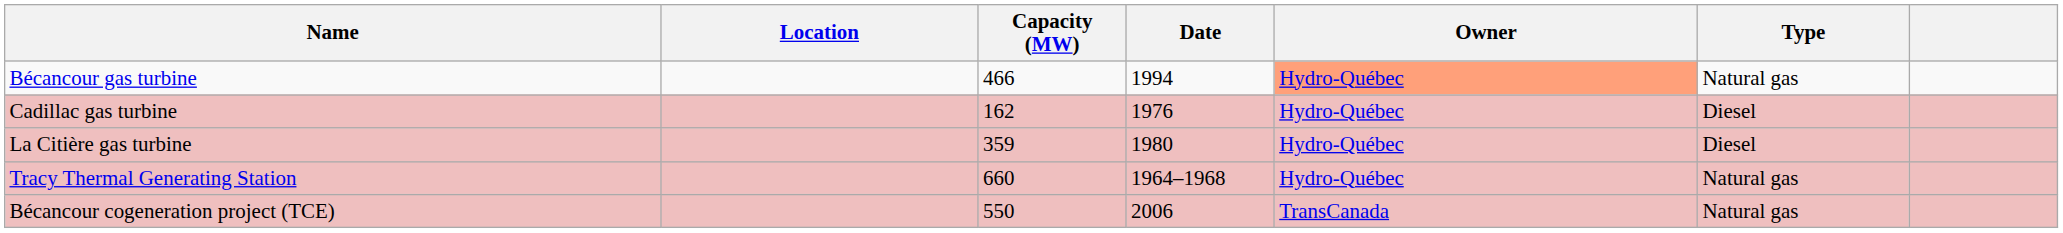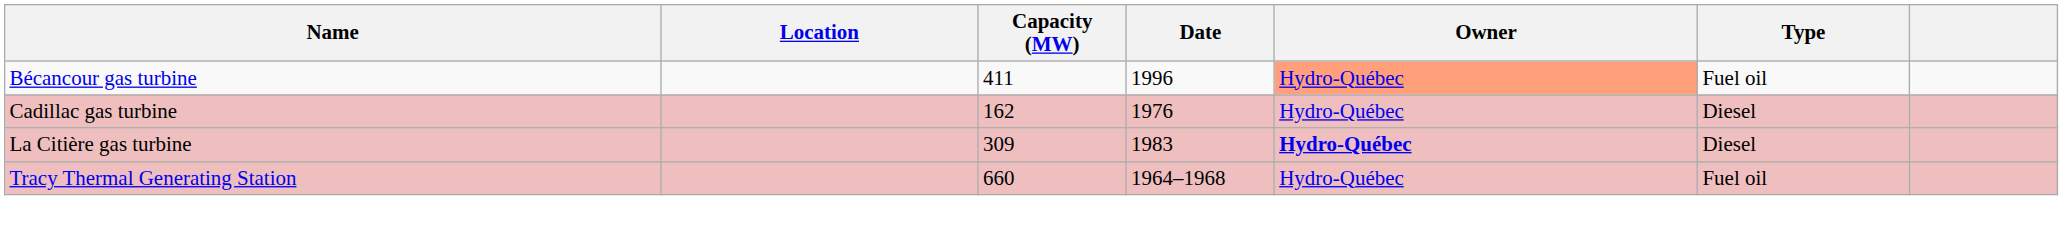(999, 77) 466 -> (998, 77) 411
(1152, 77) 1994 -> (1152, 77) 1996
(1750, 77) Natural gas -> (1735, 77) Fuel oil
(999, 144) 359 -> (999, 144) 309
(1152, 144) 1980 -> (1152, 144) 1983
(1341, 144) normal -> (1345, 144) bold
(1750, 177) Natural gas -> (1735, 177) Fuel oil
- row: (172, 210)
